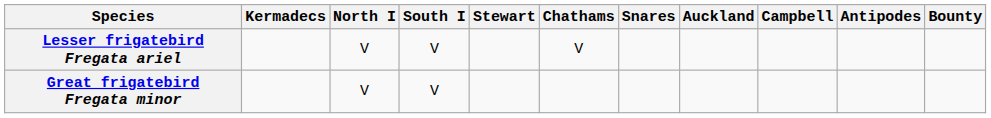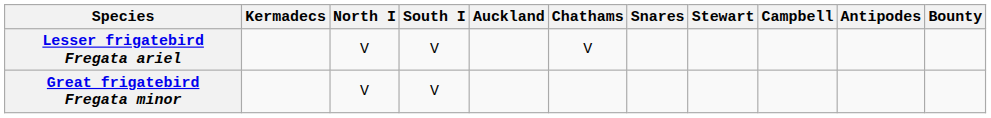columns swapped: (504, 17) <-> (719, 17)
